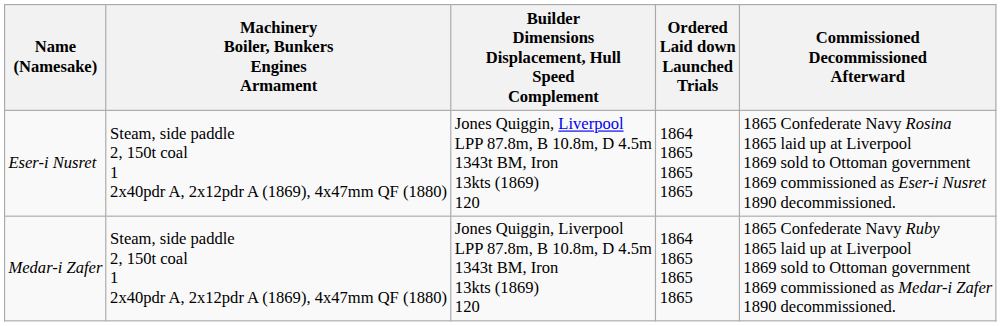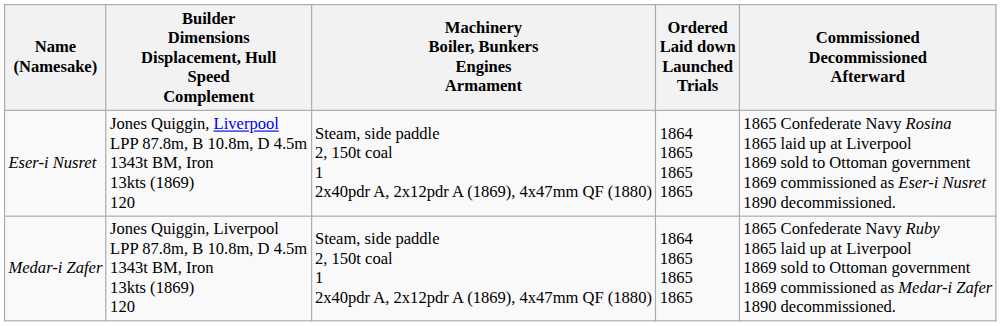columns swapped: (553, 57) <-> (279, 57)
